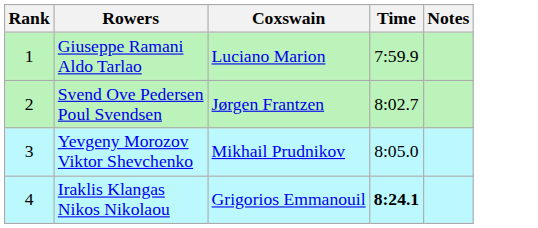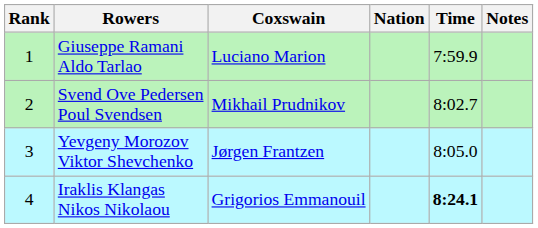+ column: (399, 18)
(268, 103) Jørgen Frantzen -> (278, 103) Mikhail Prudnikov
(278, 151) Mikhail Prudnikov -> (268, 151) Jørgen Frantzen
